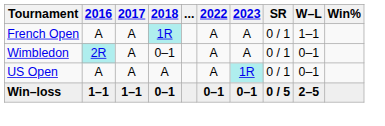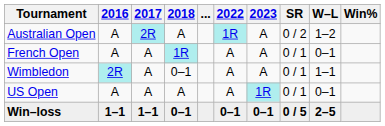+ row: (51, 33)
(309, 33) 1–1 -> (325, 53) 0–1
(309, 53) 0–1 -> (325, 72) 1–1
